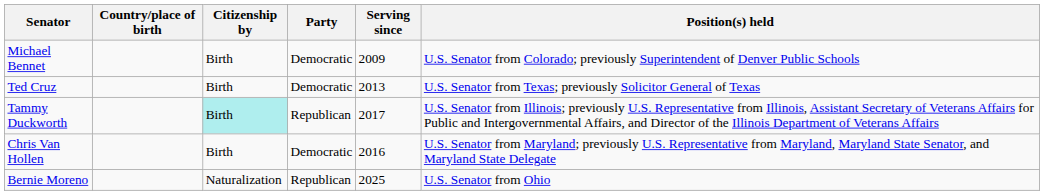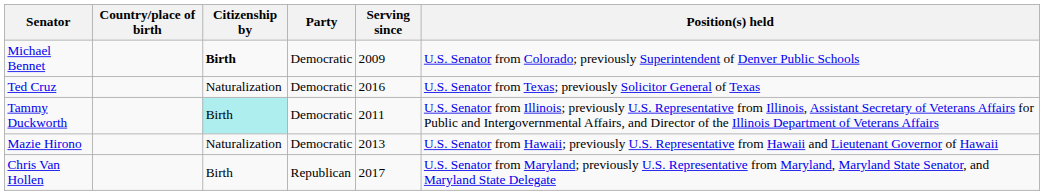(219, 58) normal -> (221, 58) bold
(219, 87) Birth -> (244, 87) Naturalization
(372, 87) 2013 -> (372, 87) 2016
(321, 115) Republican -> (321, 115) Democratic
(372, 115) 2017 -> (372, 115) 2011
+ row: (45, 144)
(321, 151) Democratic -> (321, 172) Republican
(372, 151) 2016 -> (372, 172) 2017
- row: (48, 180)
